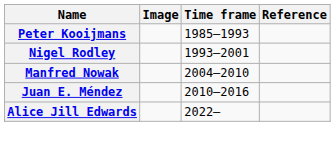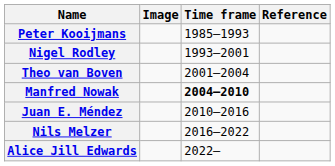+ row: (72, 73)
(217, 73) normal -> (217, 92) bold
+ row: (72, 131)
